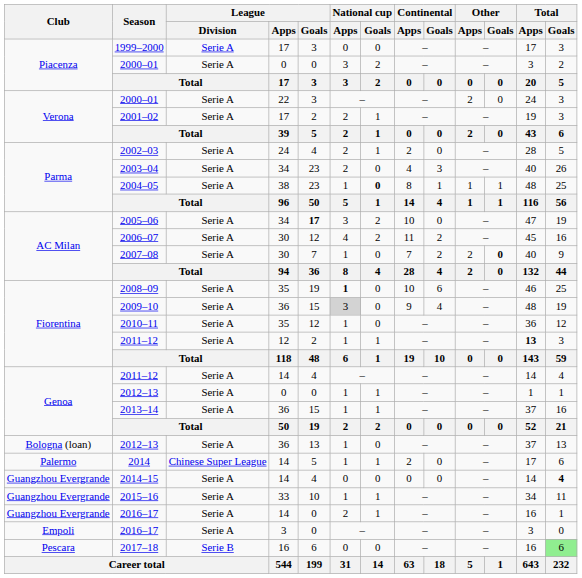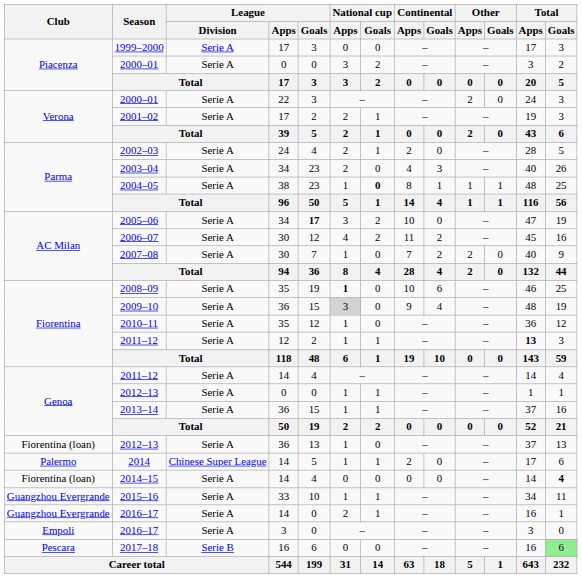(500, 254) bold -> (500, 254) normal
(58, 444) Bologna (loan) -> (58, 444) Fiorentina (loan)
(58, 479) Guangzhou Evergrande -> (58, 479) Fiorentina (loan)
